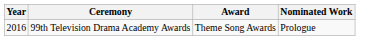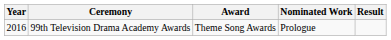+ column: (370, 12)
